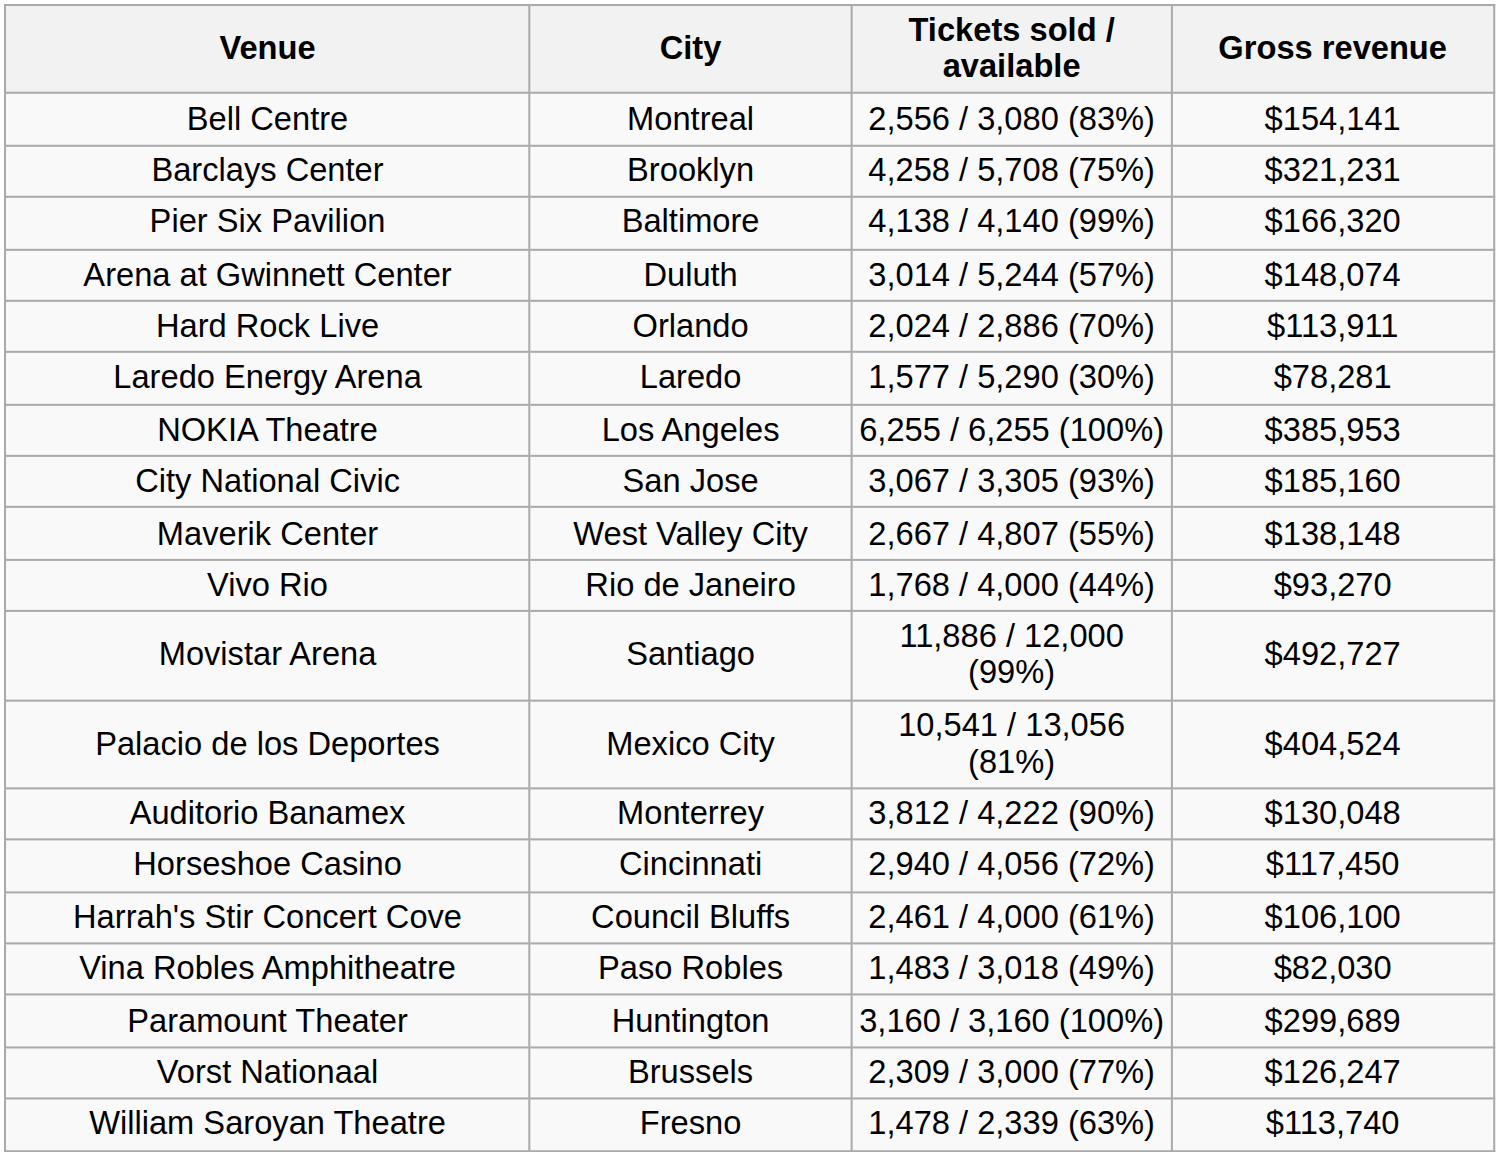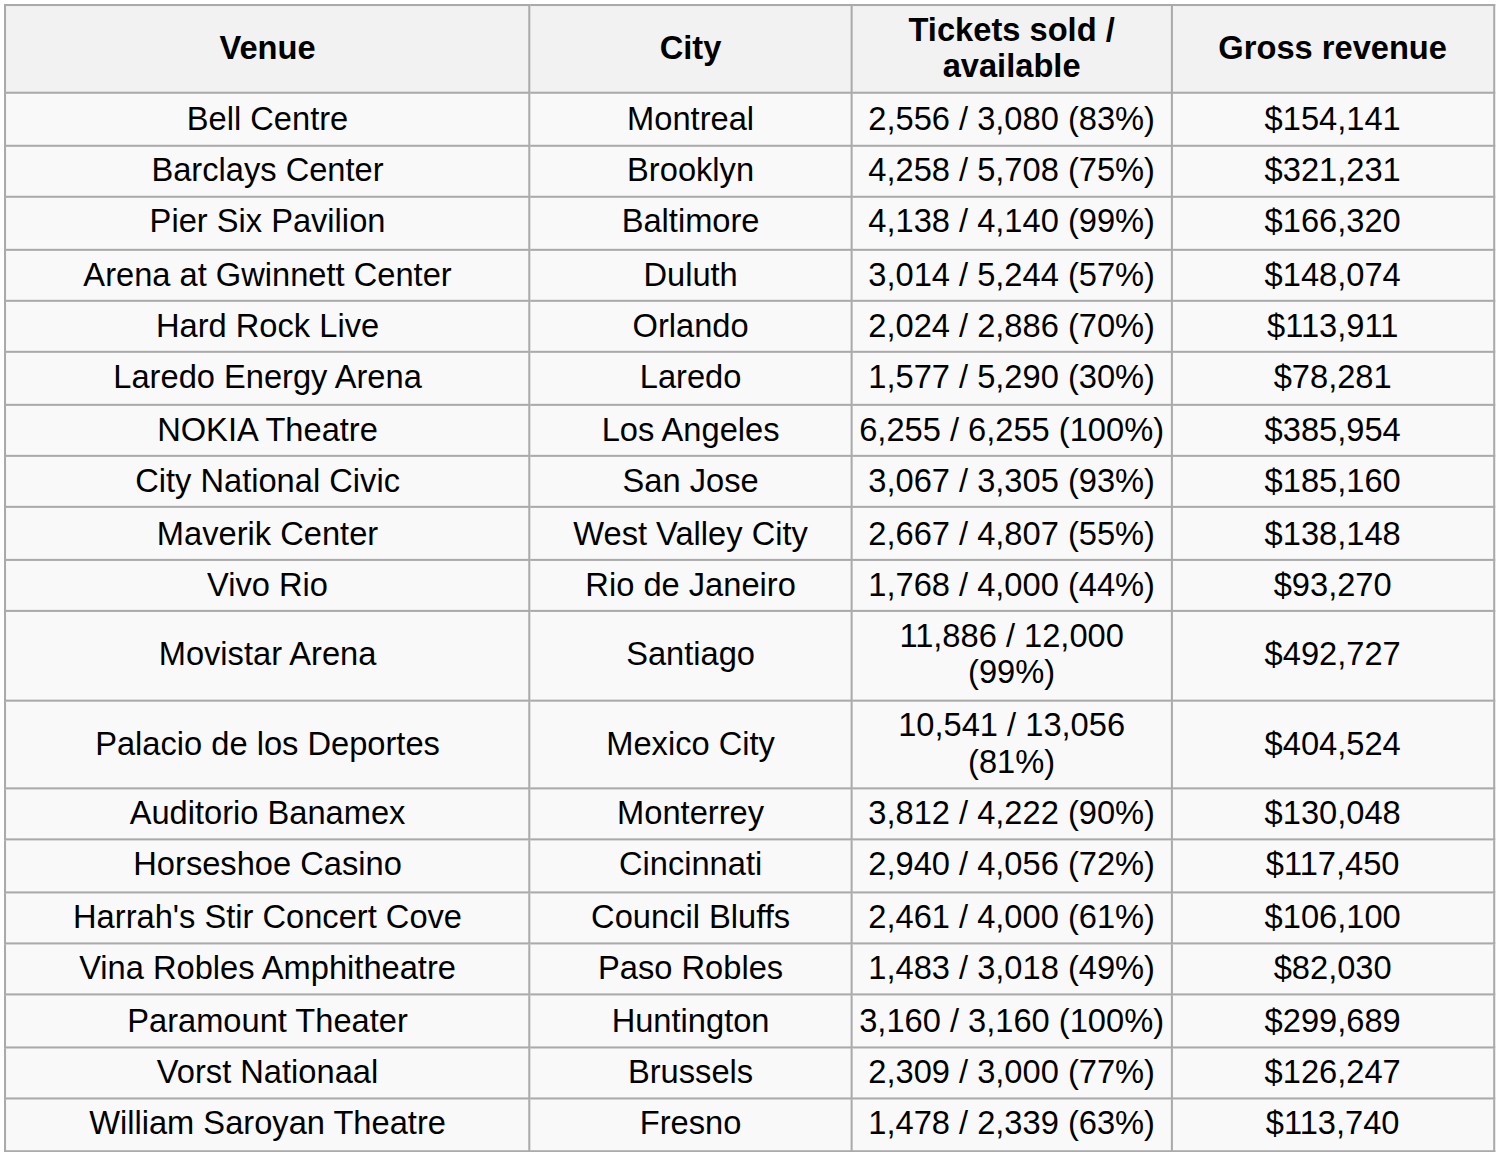(1333, 429) $385,953 -> (1333, 429) $385,954
